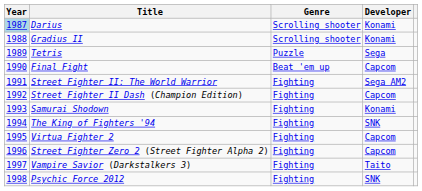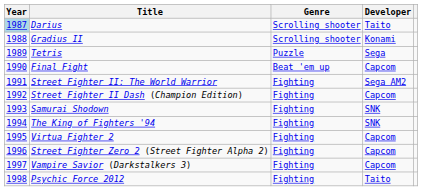(380, 25) Konami -> (378, 25) Taito
(380, 109) Konami -> (372, 109) SNK
(378, 165) Taito -> (380, 165) Capcom
(372, 179) SNK -> (378, 179) Taito
